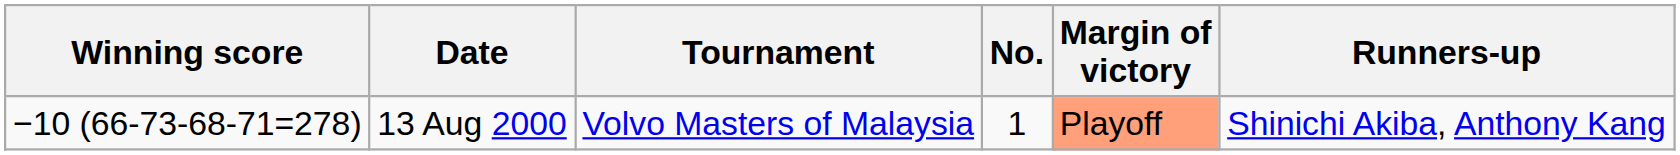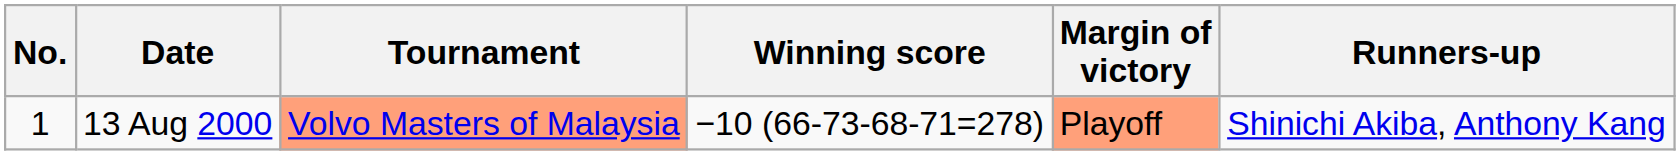columns swapped: (1017, 51) <-> (187, 51)
(778, 123) no background -> (484, 123) lightsalmon background
